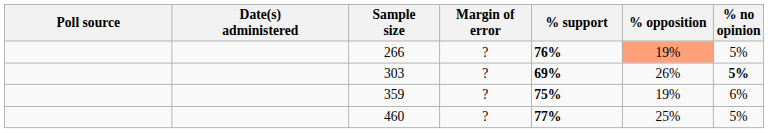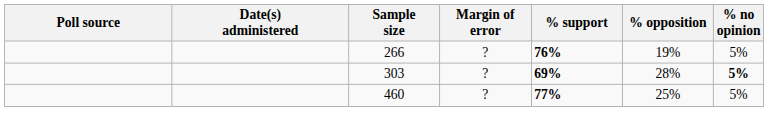(668, 52) lightsalmon background -> (668, 52) no background
(668, 73) 26% -> (668, 73) 28%
- row: (394, 95)
